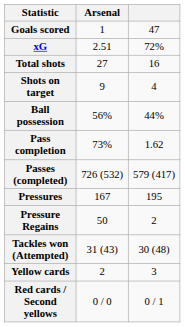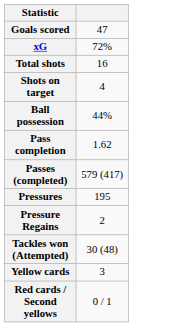- column: (102, 13)
